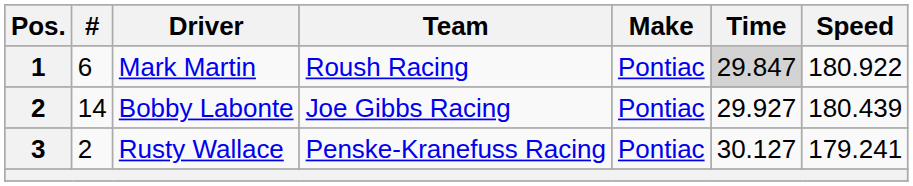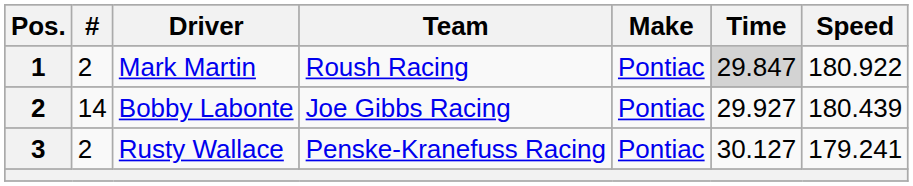(85, 67) 6 -> (85, 67) 2
